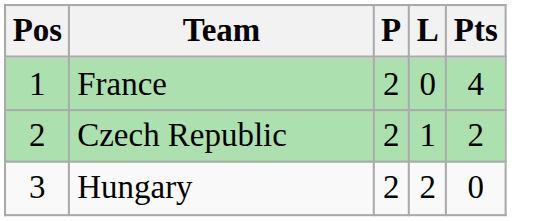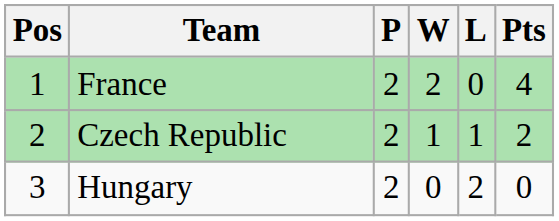+ column: (433, 30)
